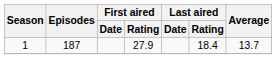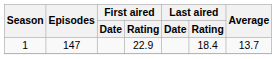(72, 45) 187 -> (72, 45) 147
(143, 45) 27.9 -> (143, 45) 22.9
